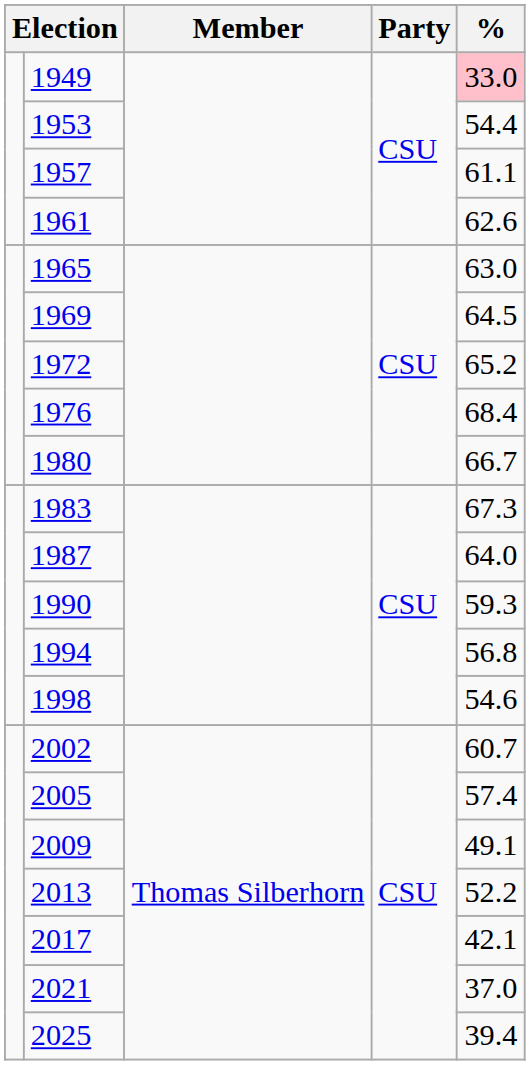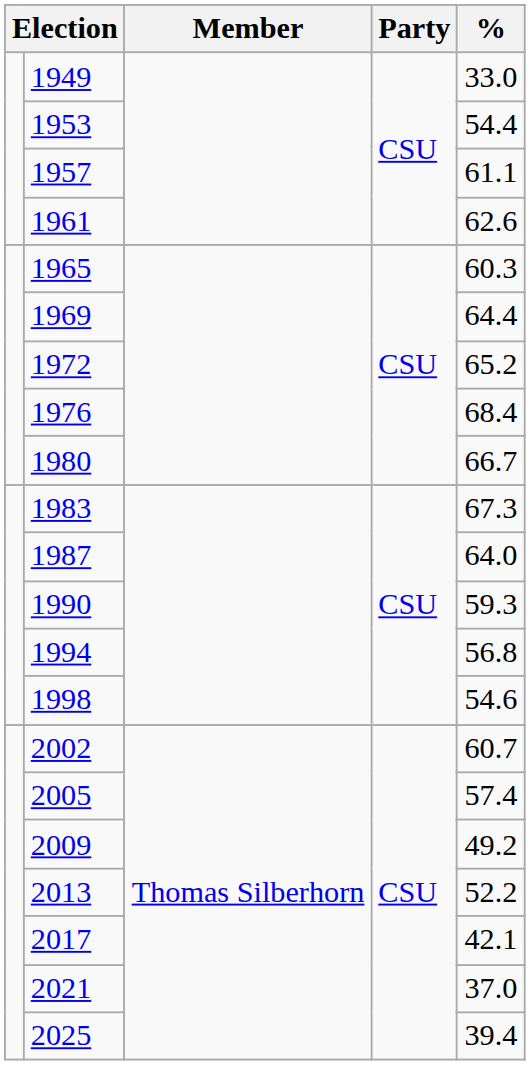(491, 76) pink background -> (491, 76) no background
(491, 268) 63.0 -> (491, 268) 60.3
(491, 316) 64.5 -> (491, 316) 64.4
(491, 843) 49.1 -> (491, 843) 49.2
